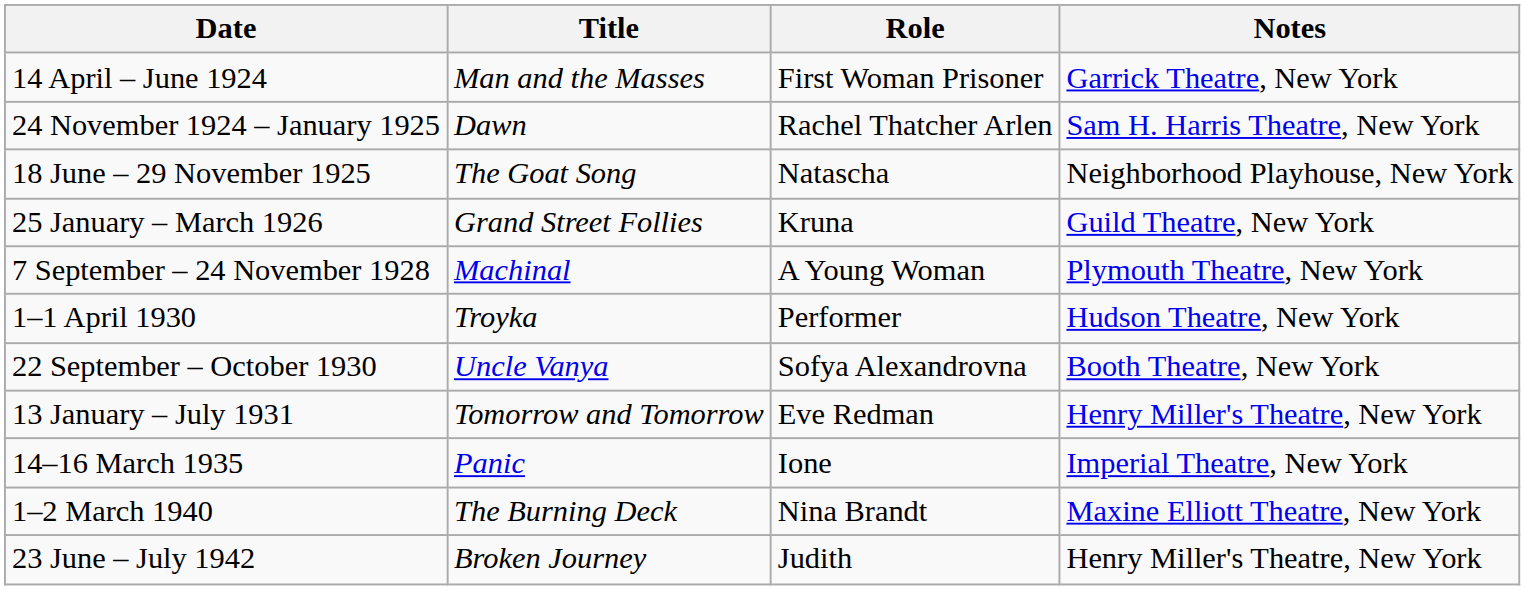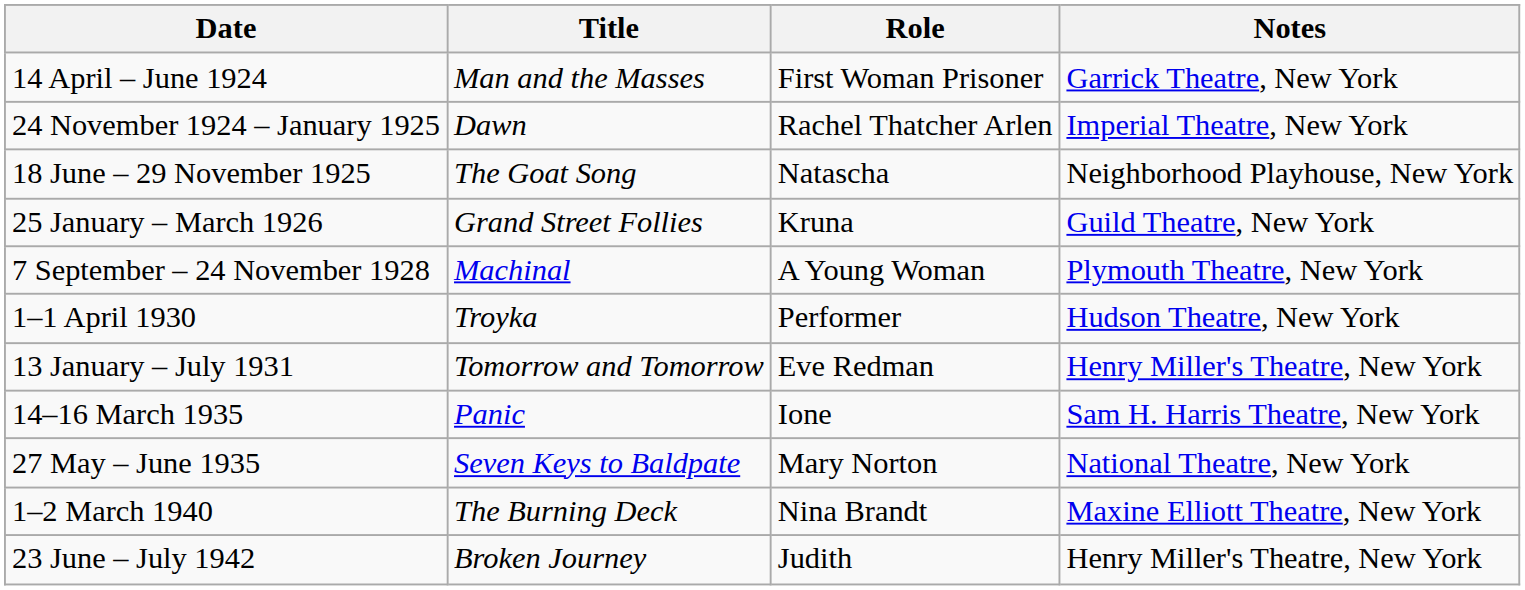(1273, 125) Sam H. Harris Theatre, New York -> (1237, 125) Imperial Theatre, New York
- row: (194, 366)
(1237, 462) Imperial Theatre, New York -> (1273, 414) Sam H. Harris Theatre, New York
+ row: (136, 462)
